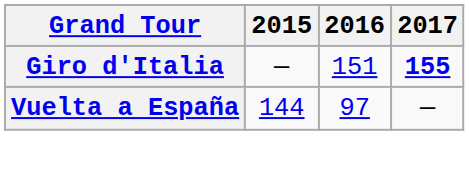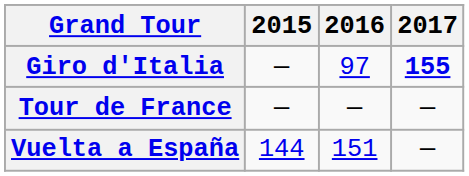(355, 67) 151 -> (355, 67) 97
+ row: (125, 108)
(355, 108) 97 -> (355, 150) 151
